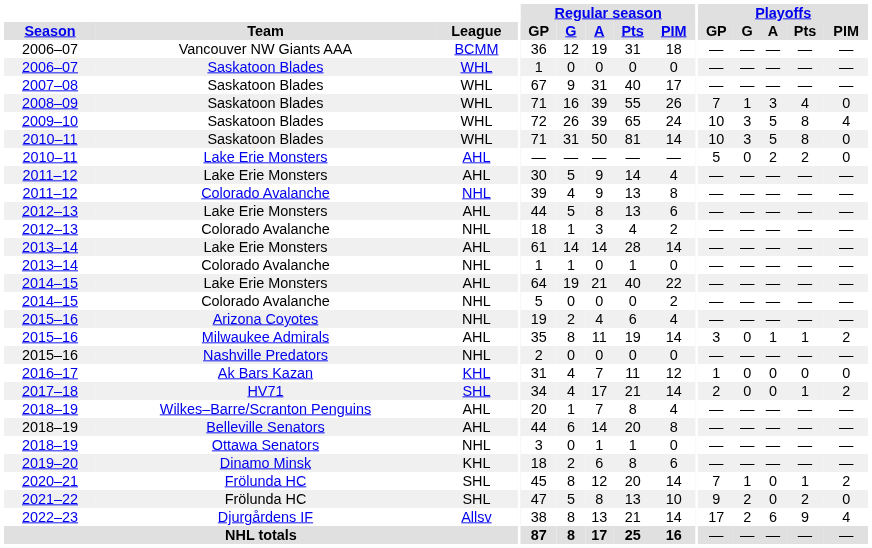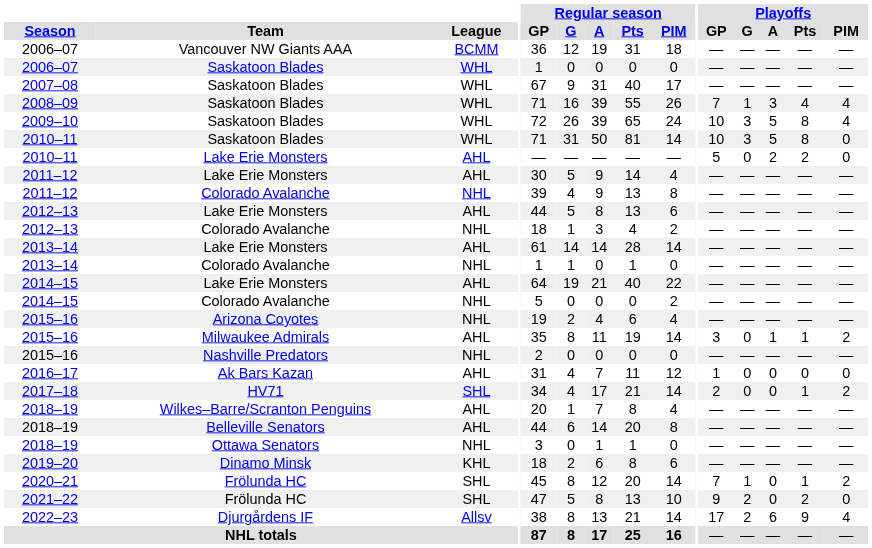(846, 103) 0 -> (846, 103) 4
(476, 373) KHL -> (476, 373) AHL
